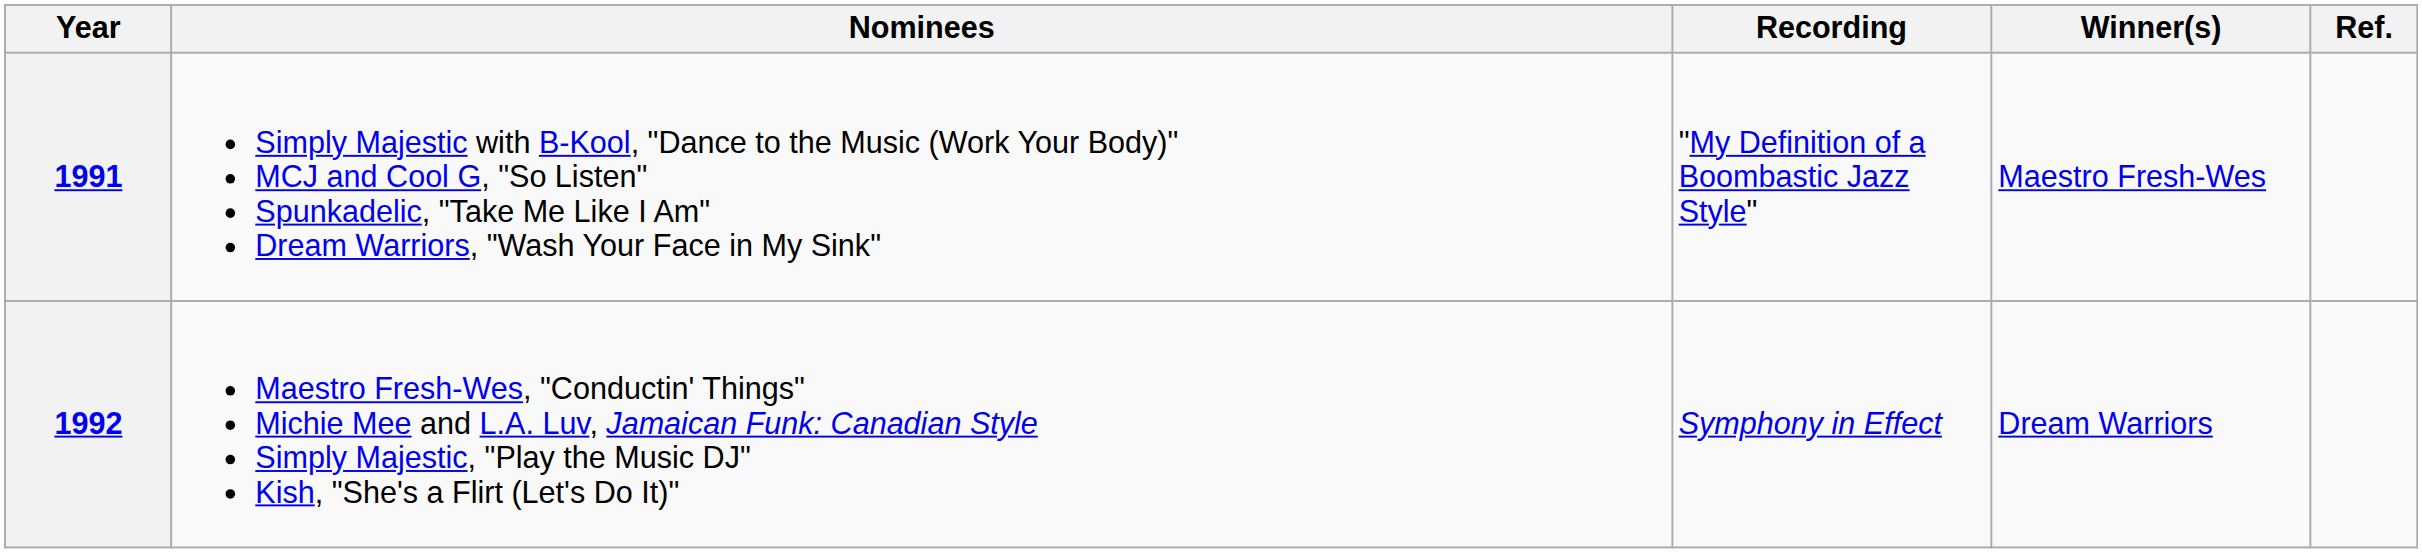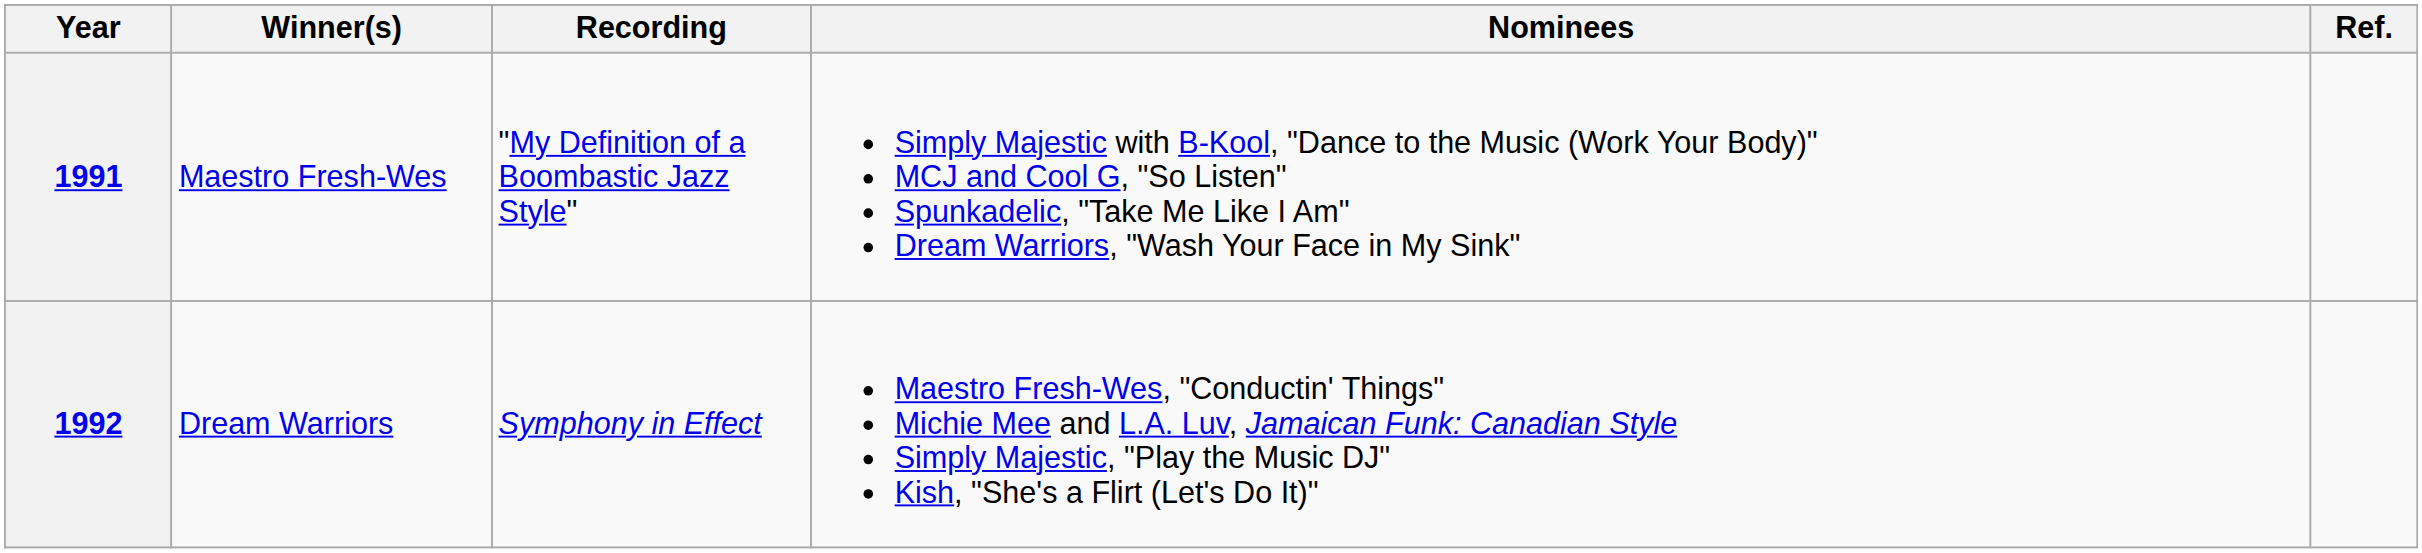columns swapped: (2151, 28) <-> (922, 28)
